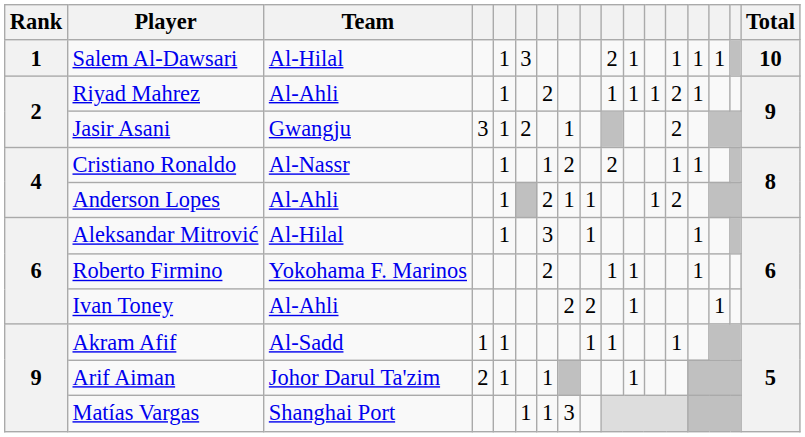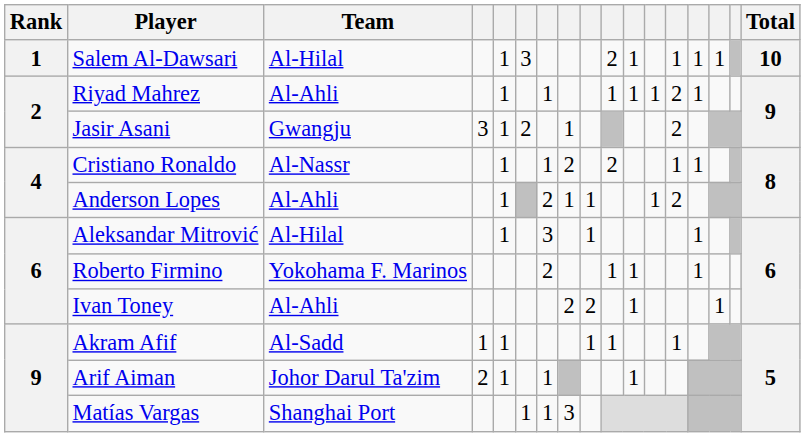(547, 93) 2 -> (547, 93) 1
